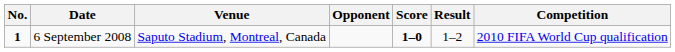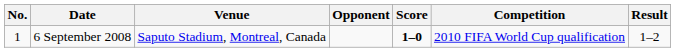columns swapped: (452, 15) <-> (572, 15)
(17, 36) bold -> (17, 36) normal
